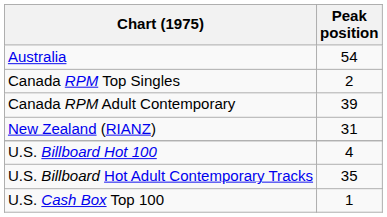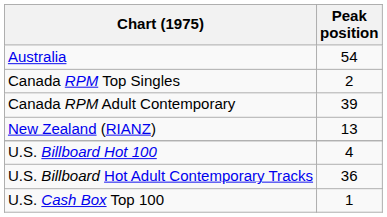(349, 128) 31 -> (349, 128) 13
(349, 176) 35 -> (349, 176) 36
